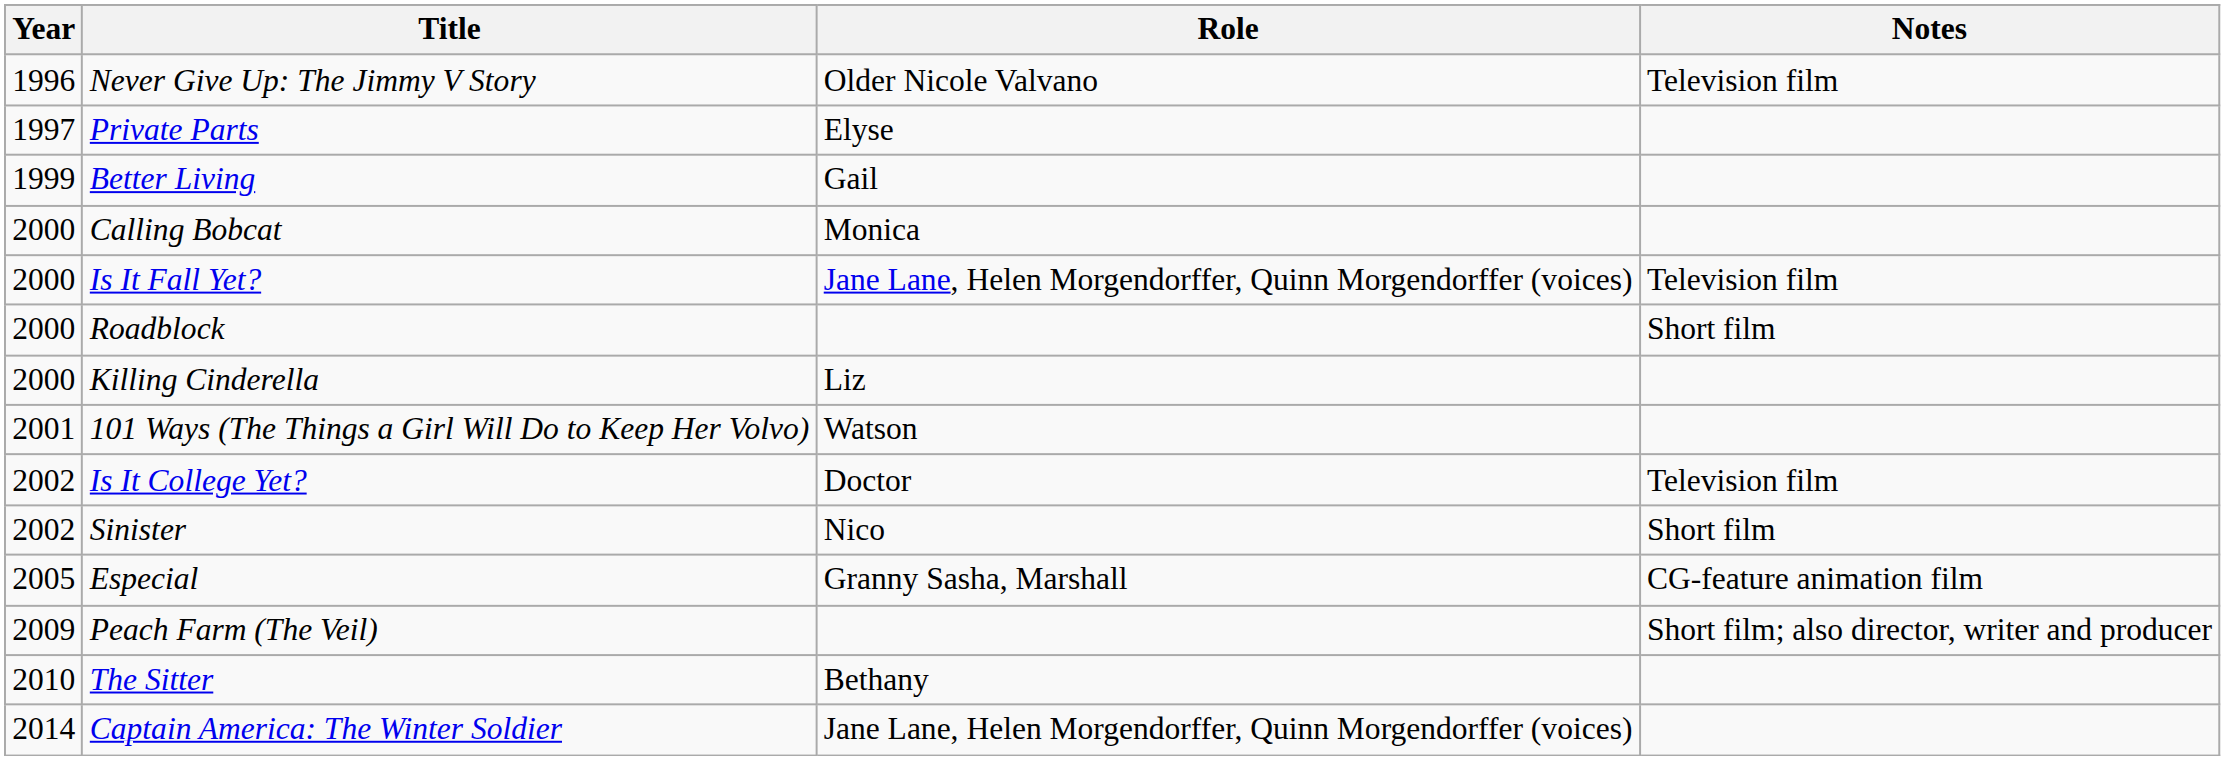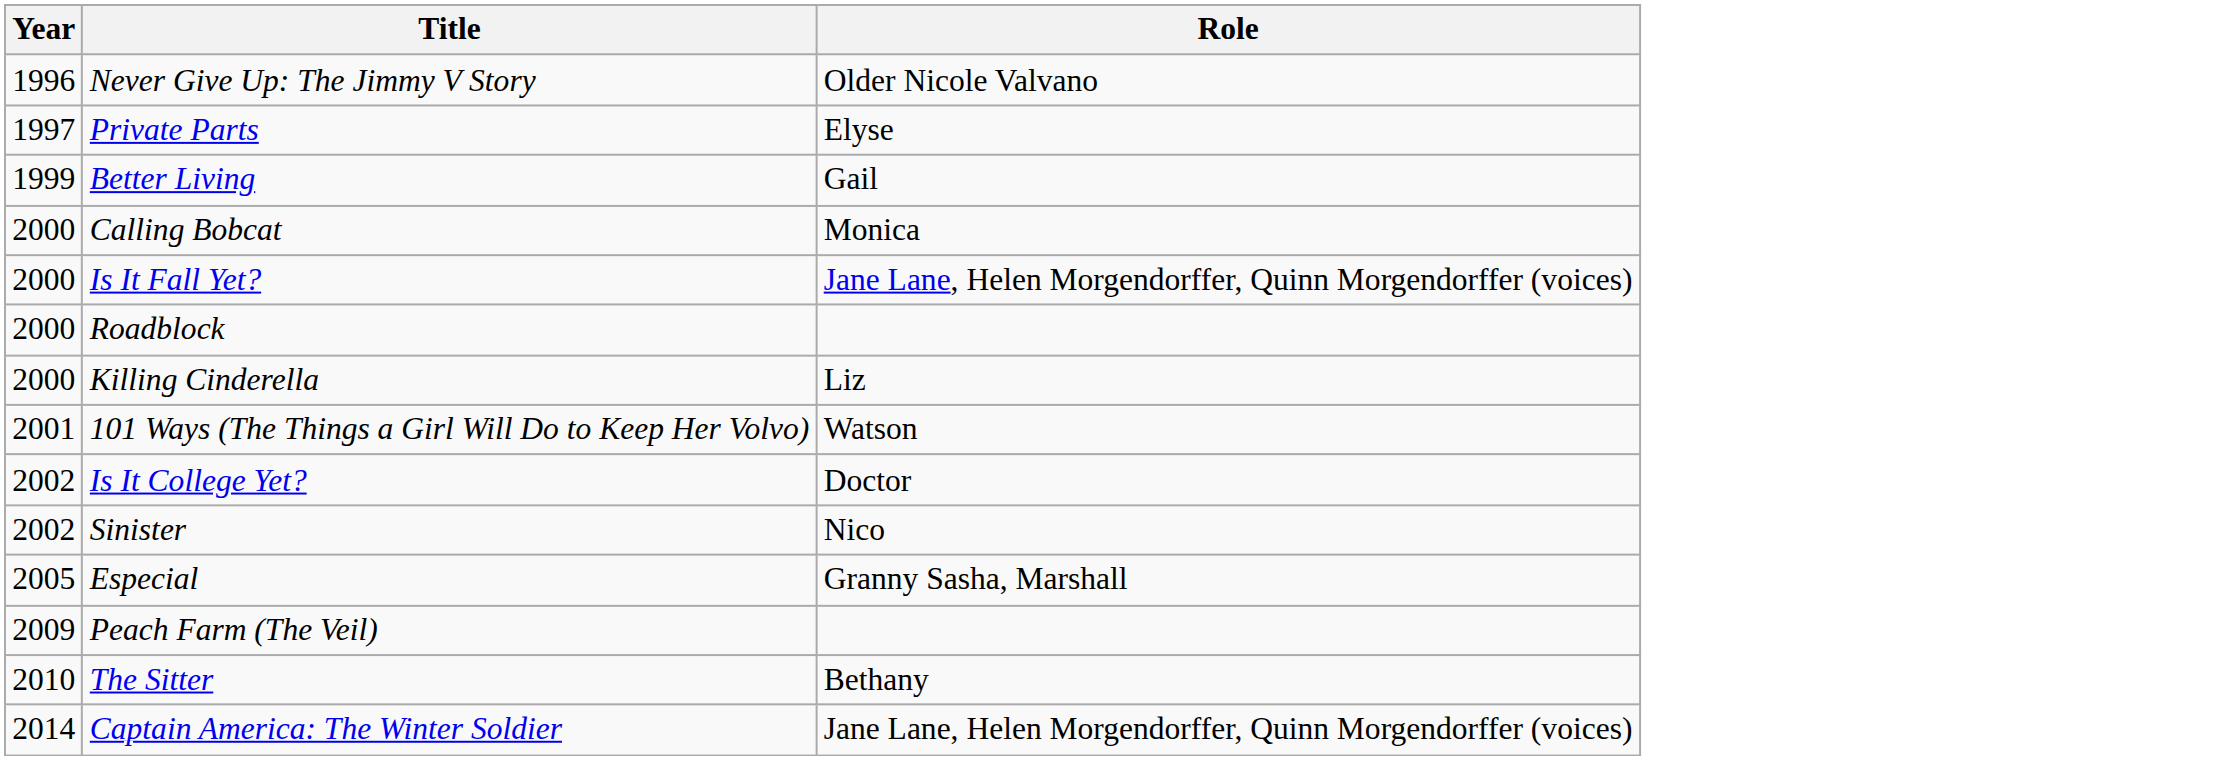- column: (1929, 29)
